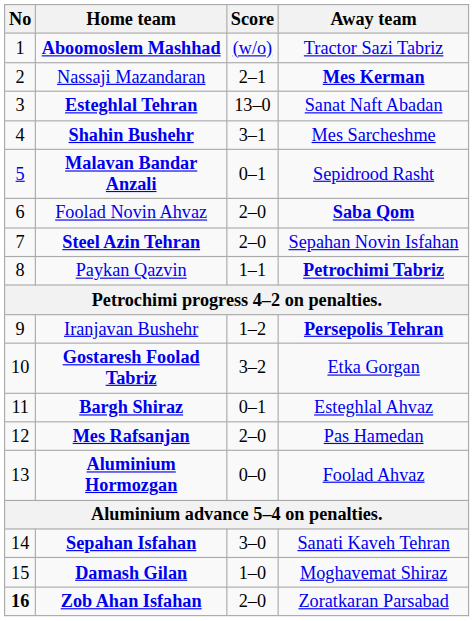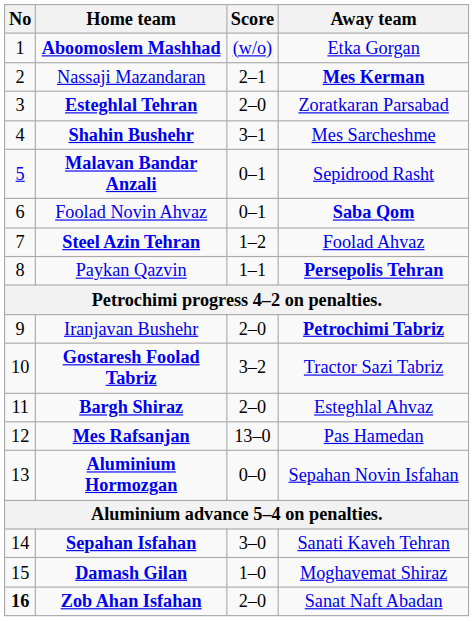(374, 47) Tractor Sazi Tabriz -> (374, 47) Etka Gorgan
(252, 105) 13–0 -> (252, 105) 2–0
(374, 105) Sanat Naft Abadan -> (374, 105) Zoratkaran Parsabad
(252, 213) 2–0 -> (252, 213) 0–1
(252, 241) 2–0 -> (252, 241) 1–2
(374, 241) Sepahan Novin Isfahan -> (374, 241) Foolad Ahvaz
(374, 270) Petrochimi Tabriz -> (374, 270) Persepolis Tehran
(252, 328) 1–2 -> (252, 328) 2–0
(374, 328) Persepolis Tehran -> (374, 328) Petrochimi Tabriz
(374, 367) Etka Gorgan -> (374, 367) Tractor Sazi Tabriz
(252, 407) 0–1 -> (252, 407) 2–0
(252, 436) 2–0 -> (252, 436) 13–0
(374, 475) Foolad Ahvaz -> (374, 475) Sepahan Novin Isfahan
(374, 601) Zoratkaran Parsabad -> (374, 601) Sanat Naft Abadan
